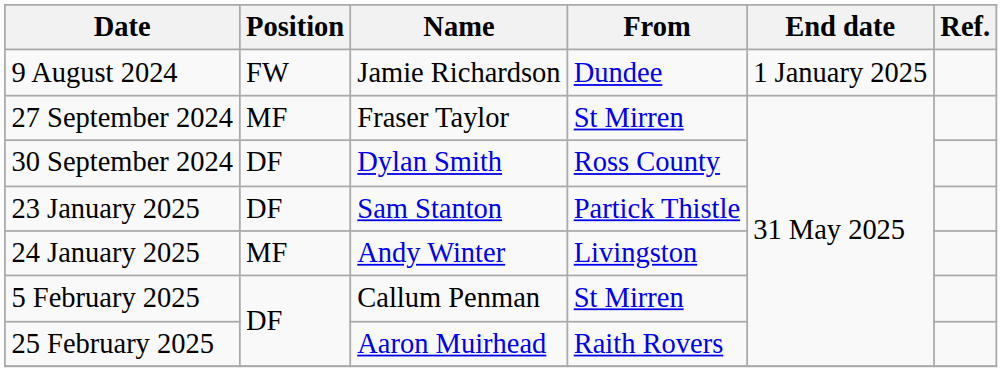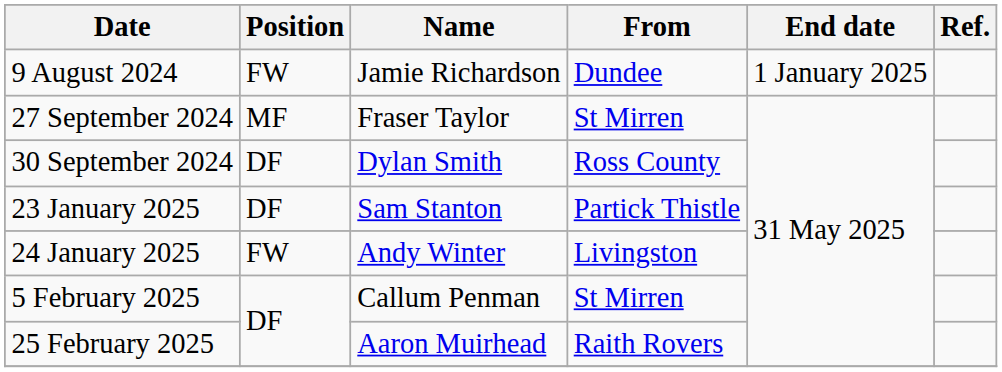(267, 252) MF -> (267, 252) FW
